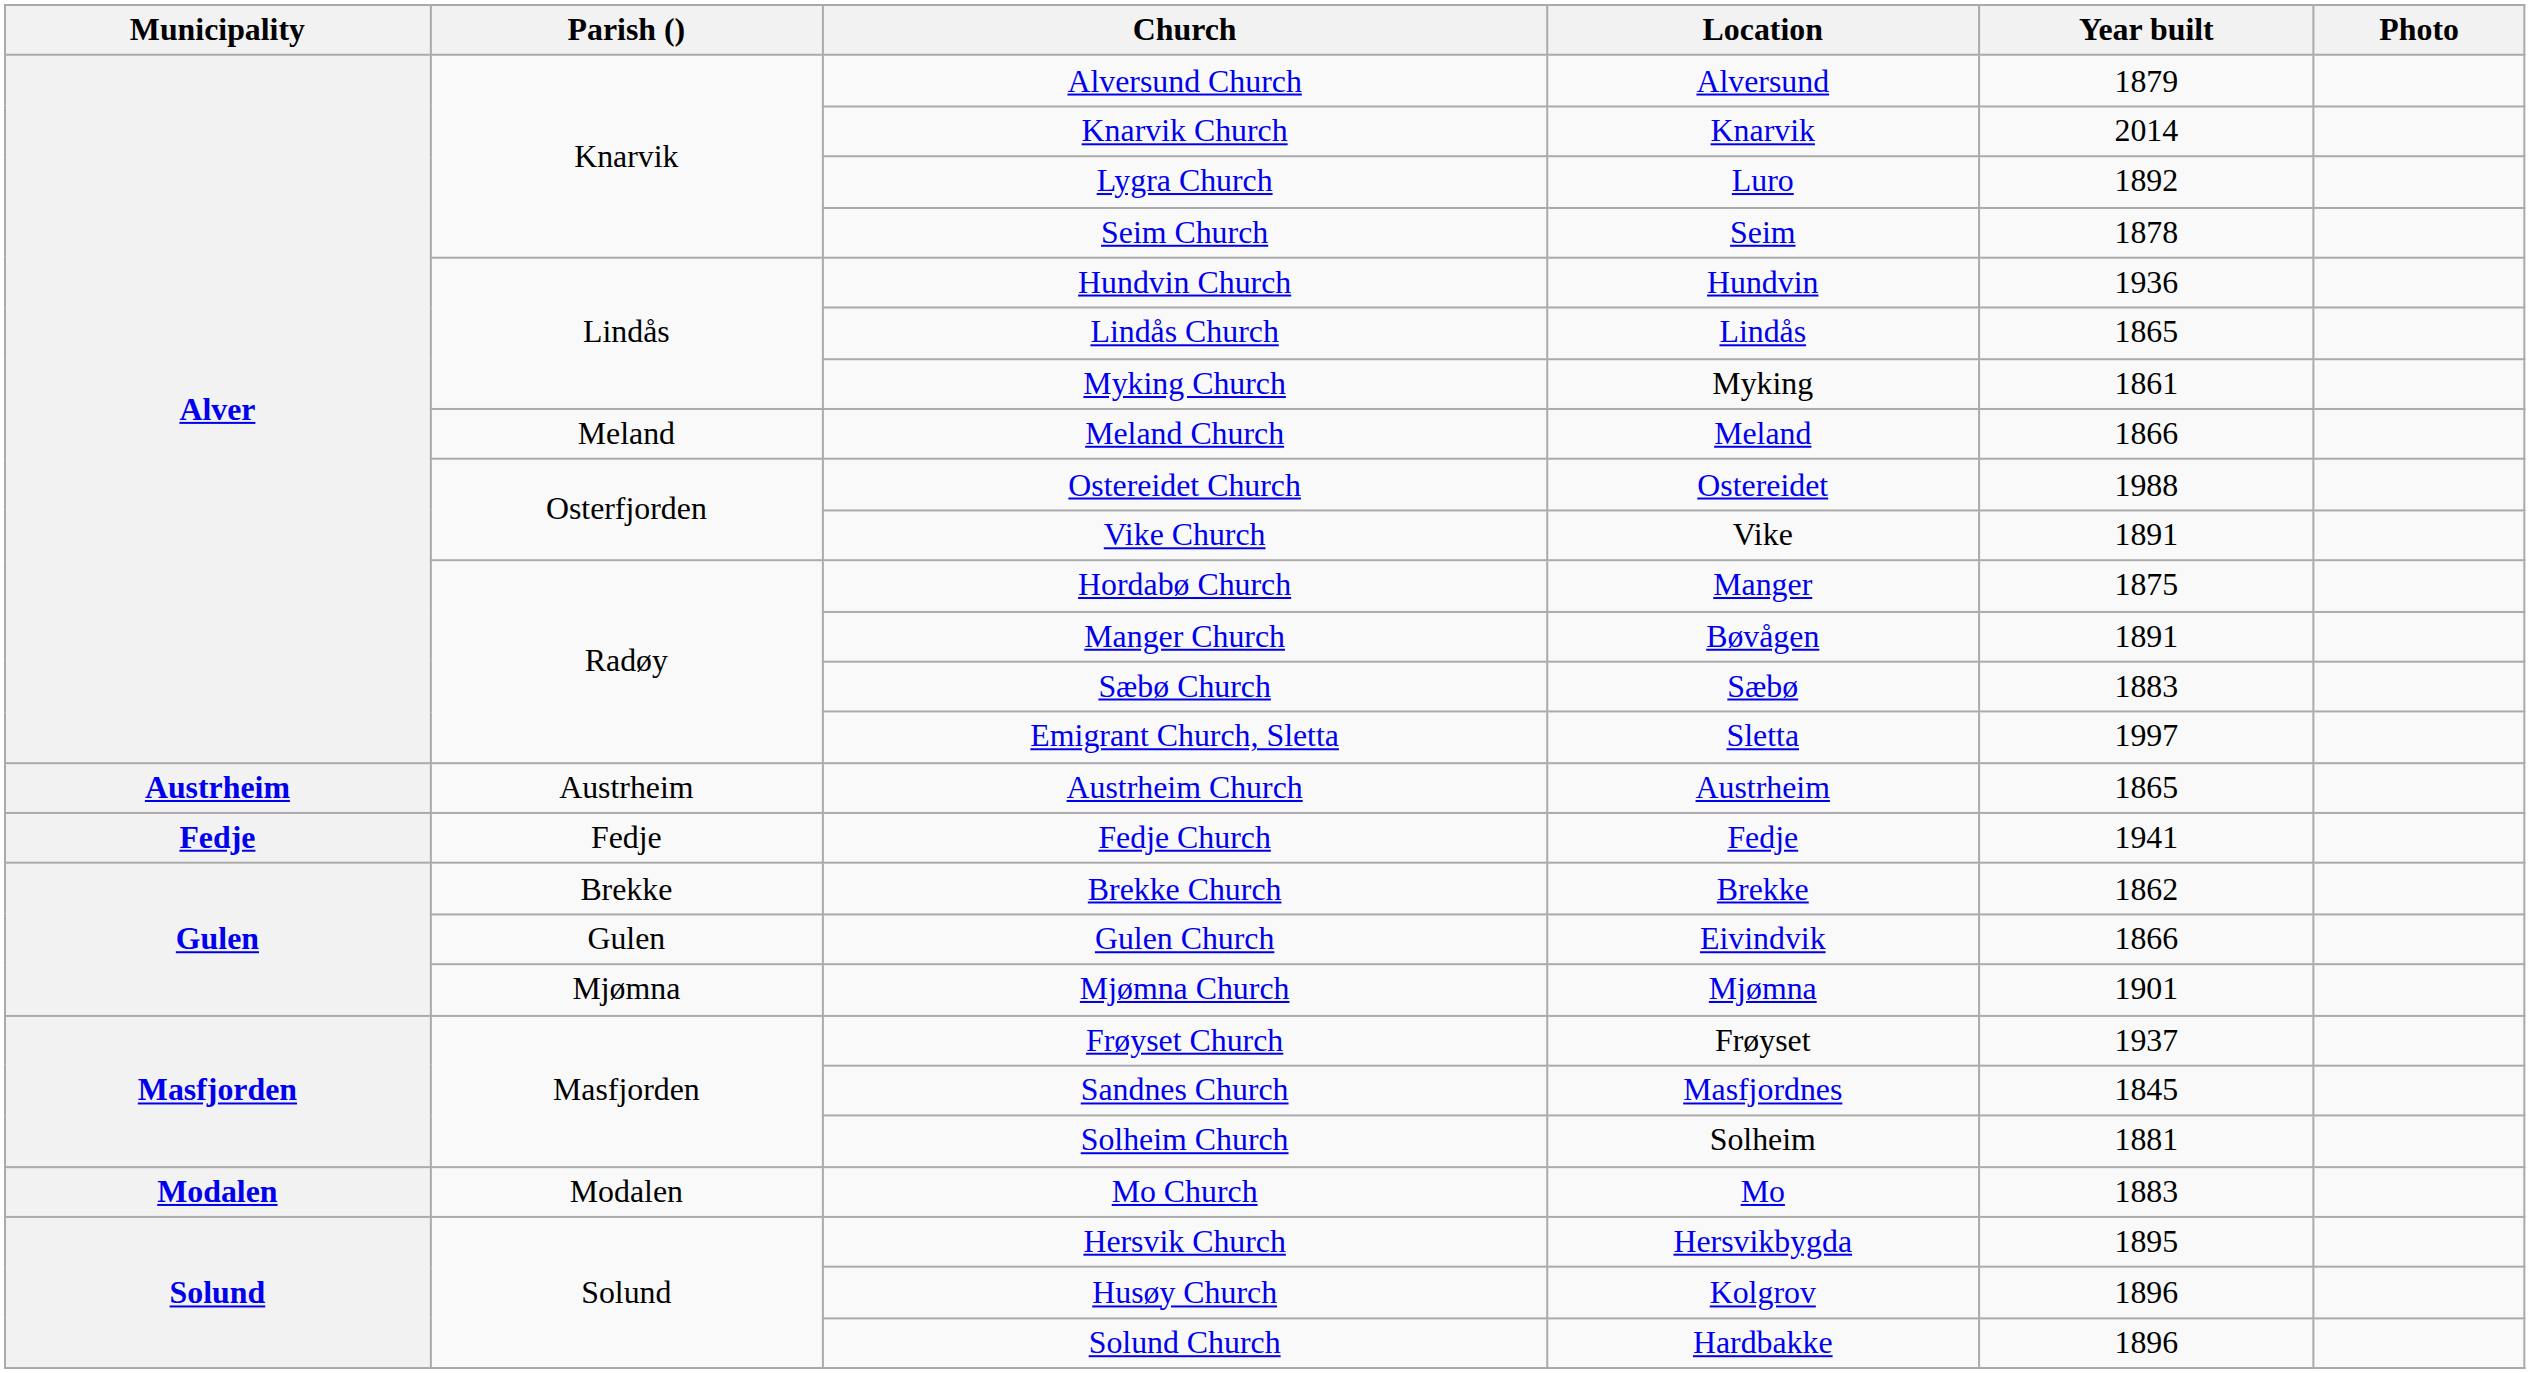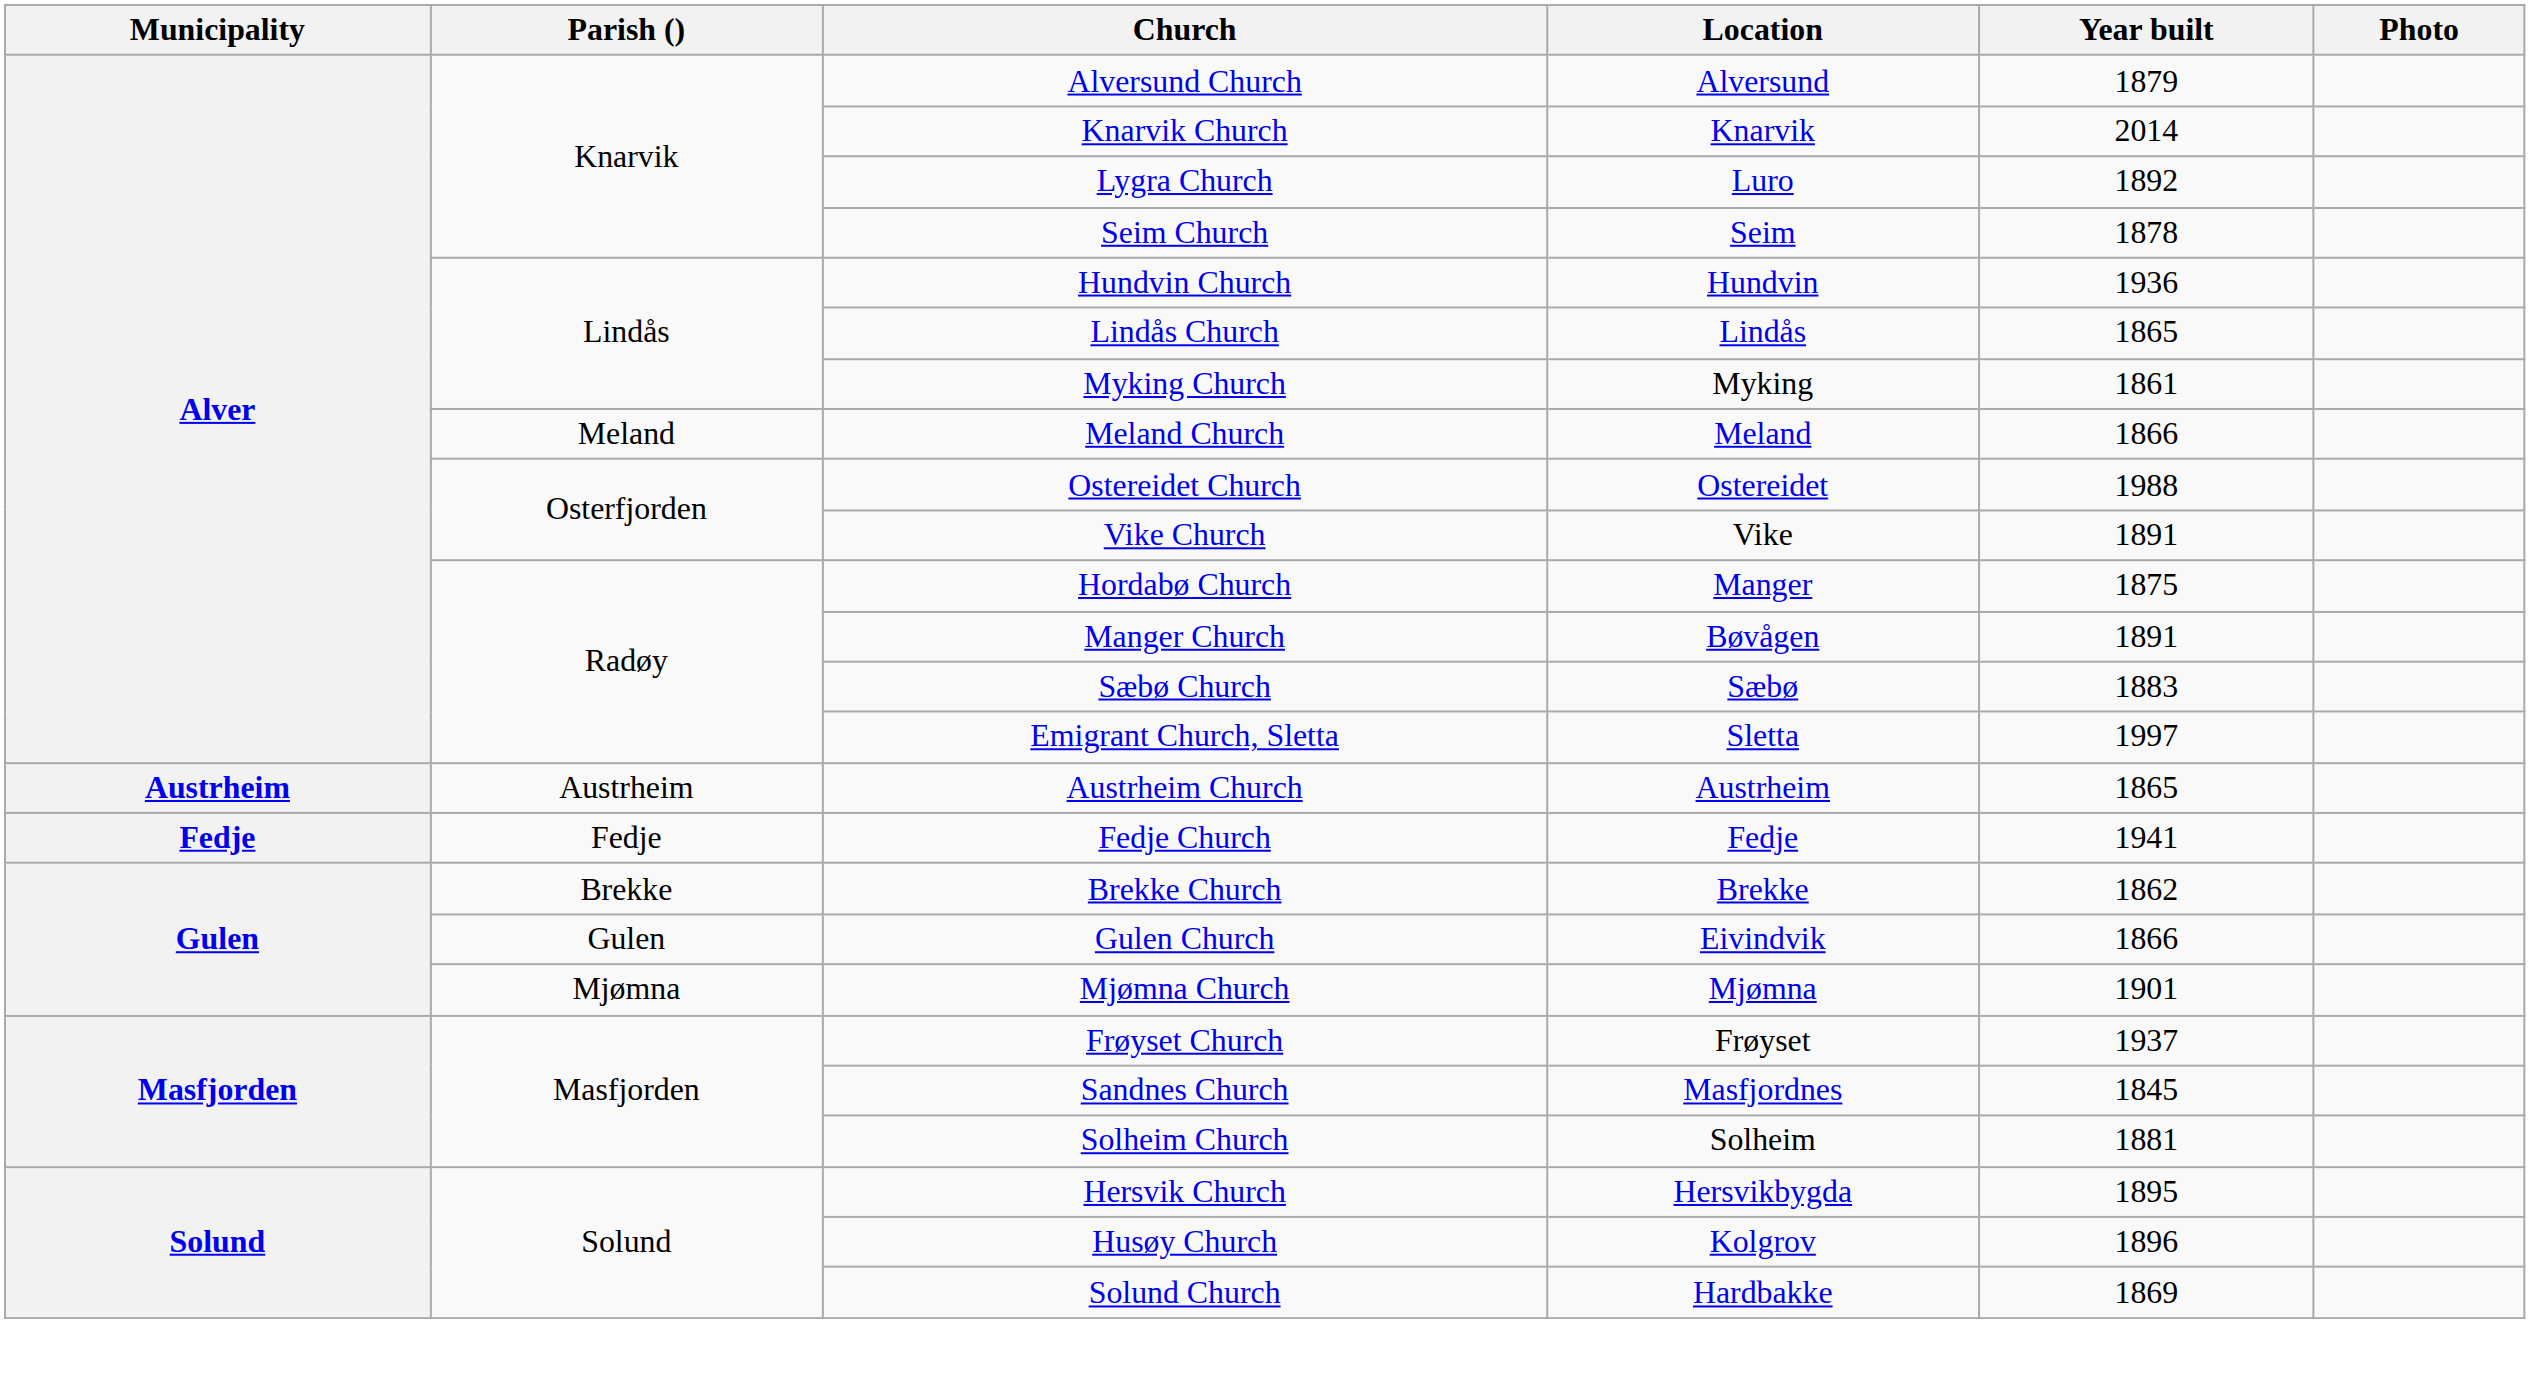- row: (1185, 1191)
(2146, 1342) 1896 -> (2146, 1292) 1869
